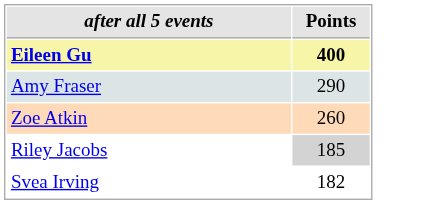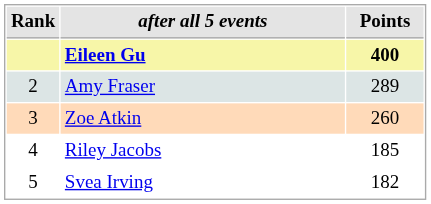+ column: (33, 21)
(331, 86) 290 -> (385, 86) 289
(331, 150) lightgrey background -> (385, 150) no background
